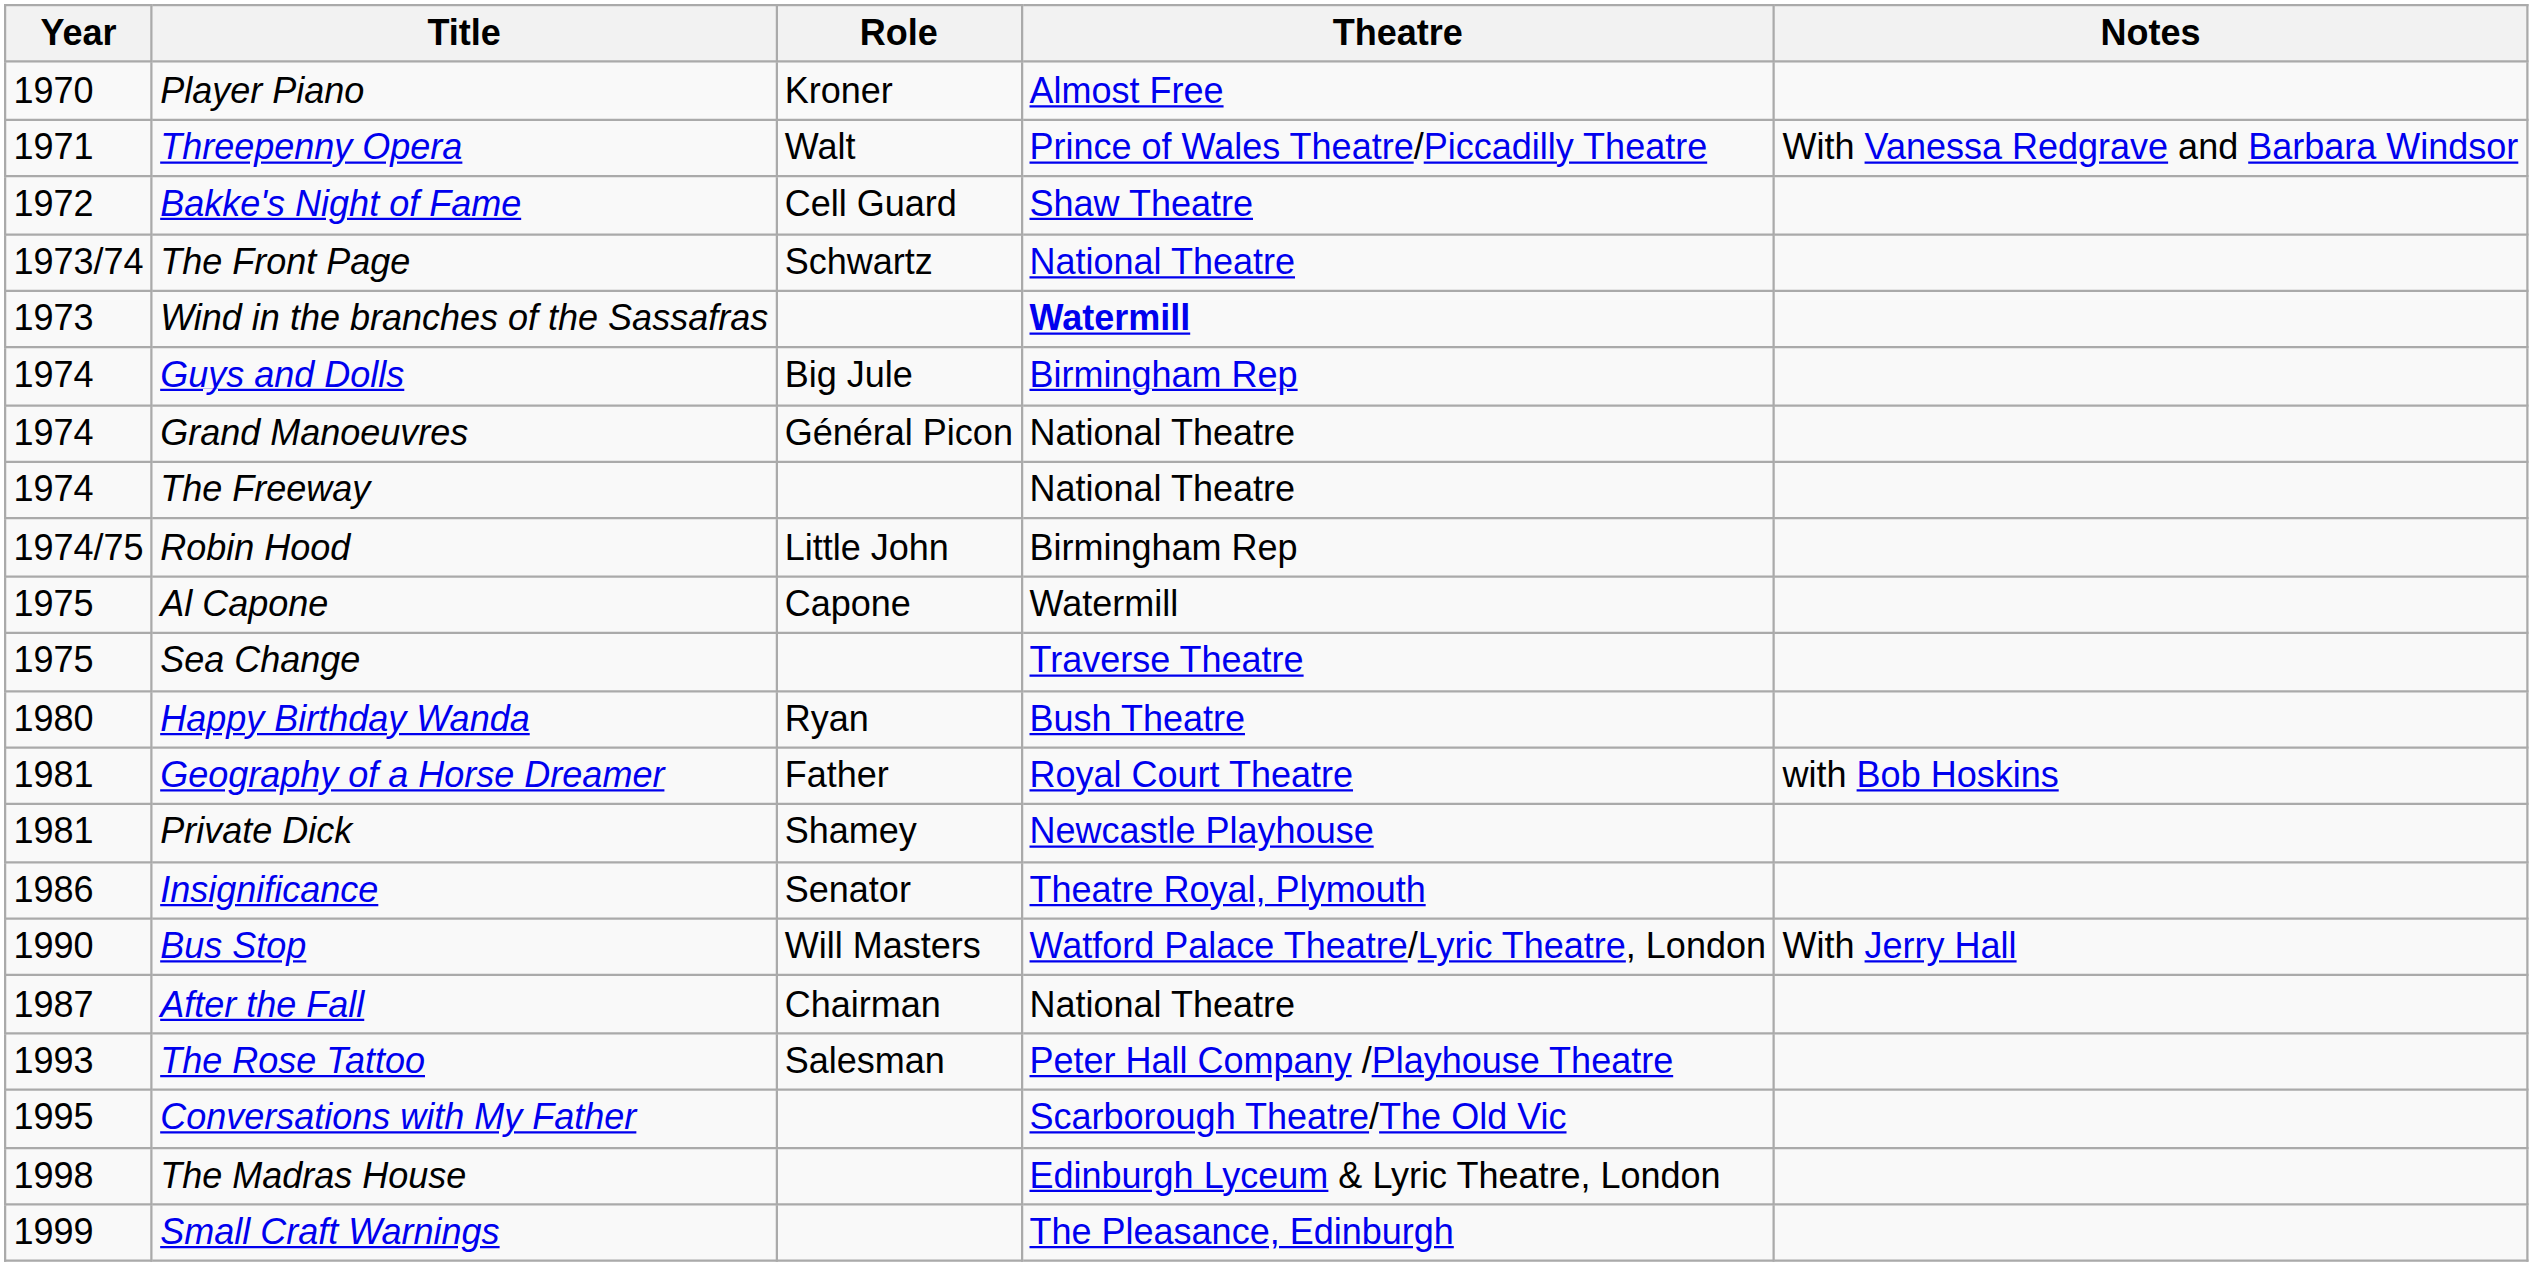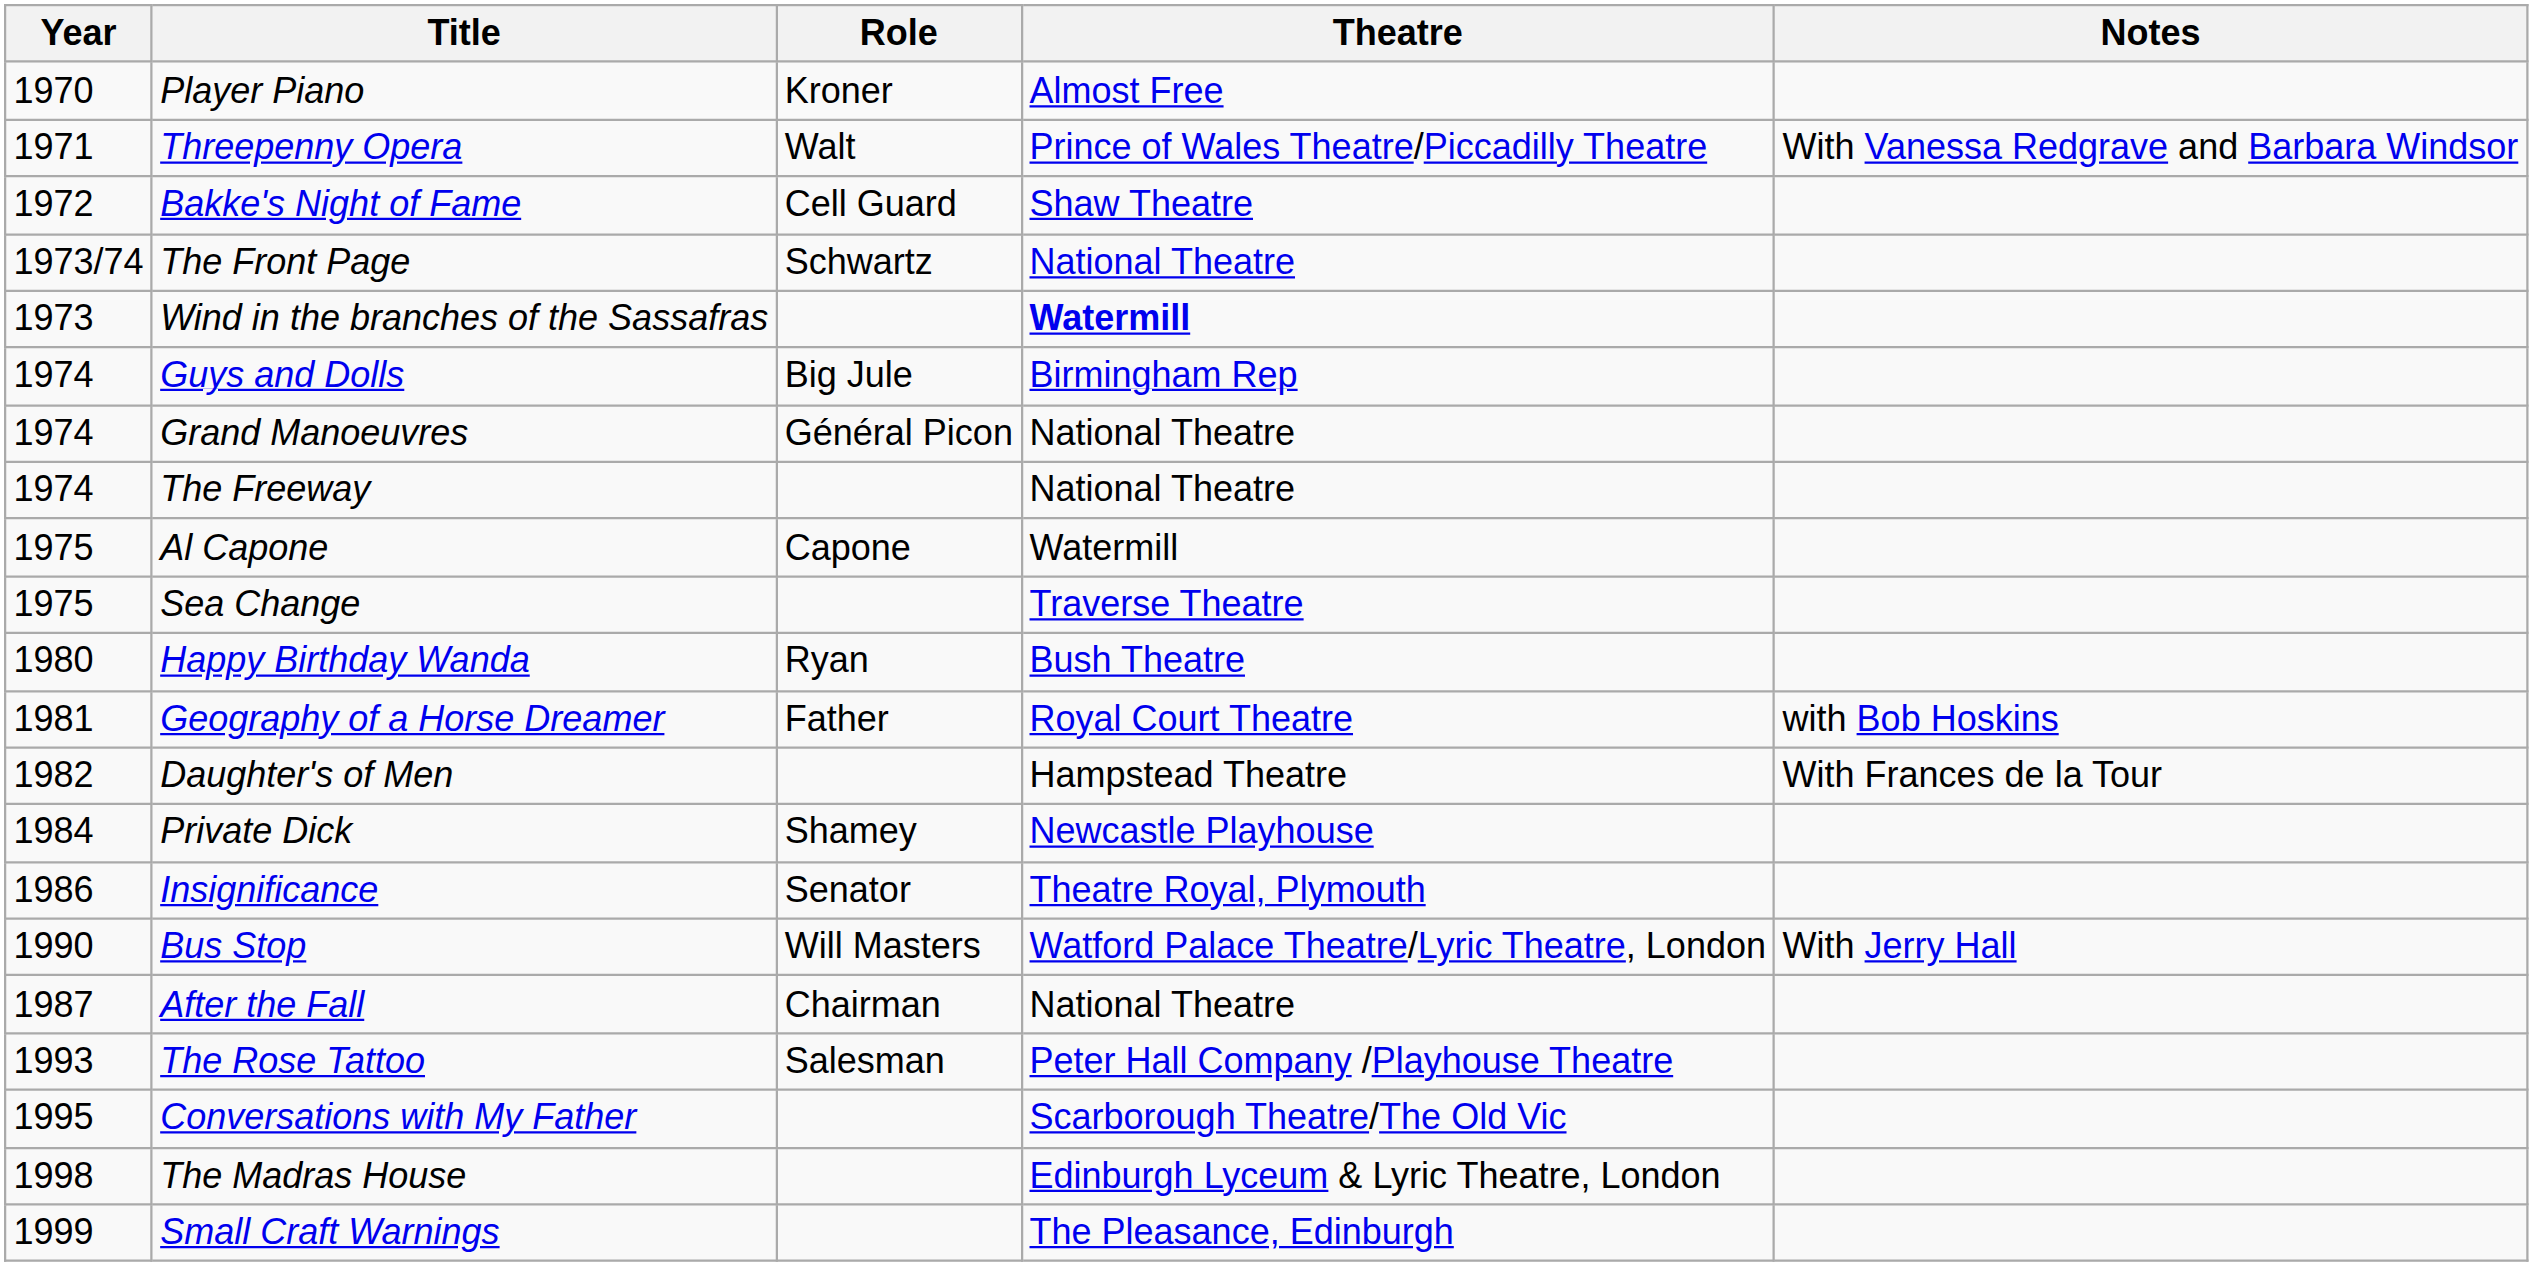- row: (255, 546)
+ row: (307, 775)
(53, 832) 1981 -> (53, 832) 1984
